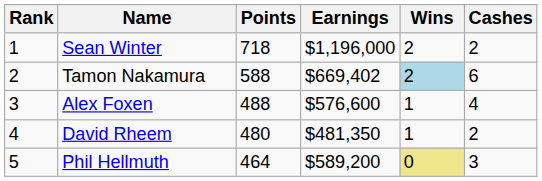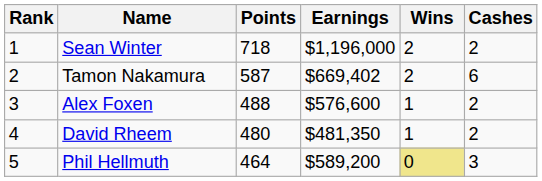(255, 76) 588 -> (255, 76) 587
(409, 76) lightblue background -> (409, 76) no background
(474, 104) 4 -> (474, 104) 2
